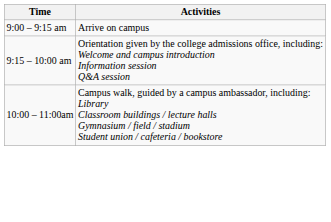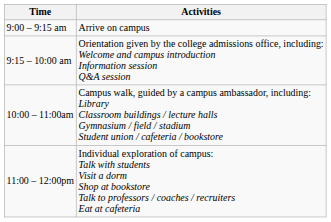+ row: (40, 181)
